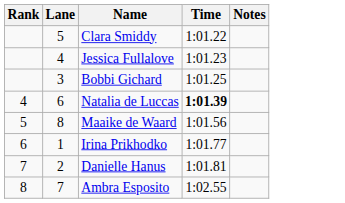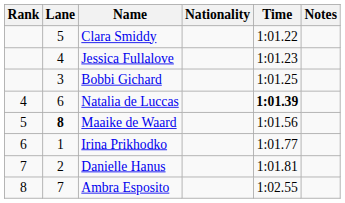+ column: (218, 15)
(60, 123) normal -> (60, 123) bold
